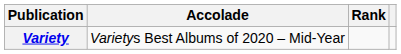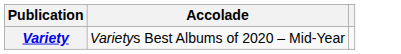- column: (369, 15)
